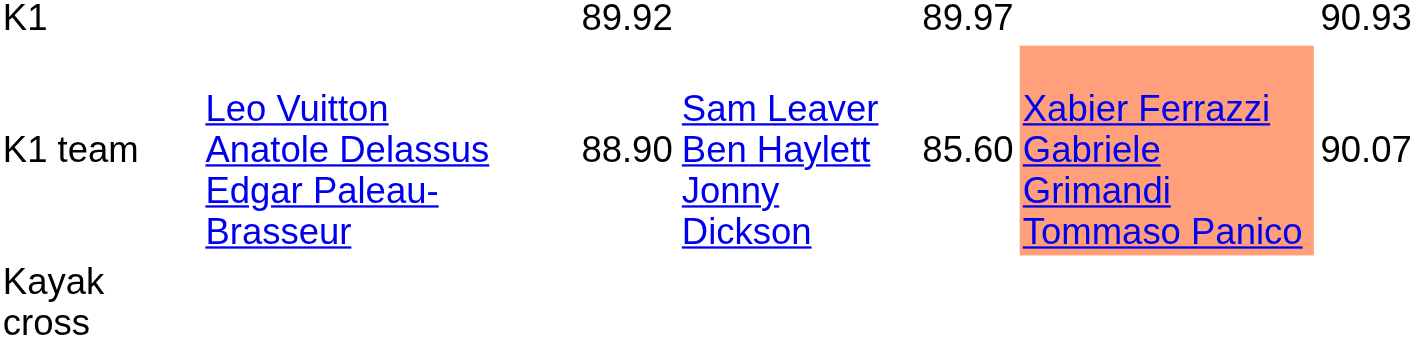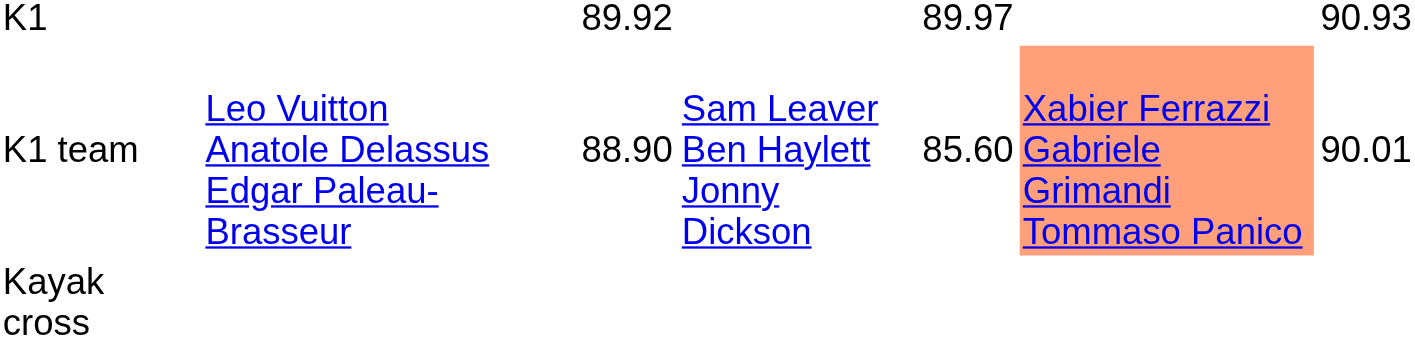(1366, 149) 90.07 -> (1366, 149) 90.01
